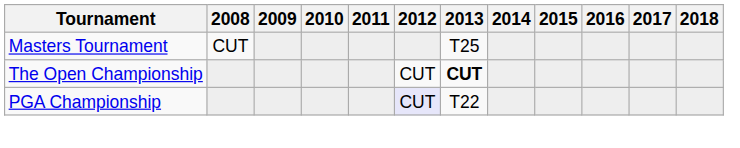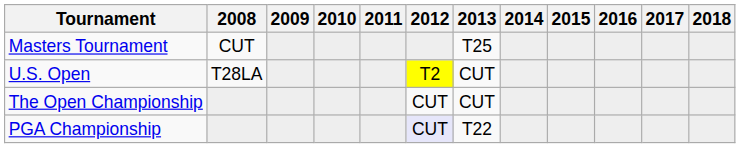+ row: (49, 74)
(464, 74) bold -> (477, 102) normal
